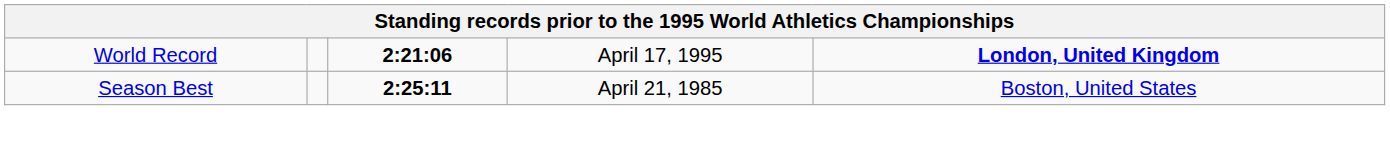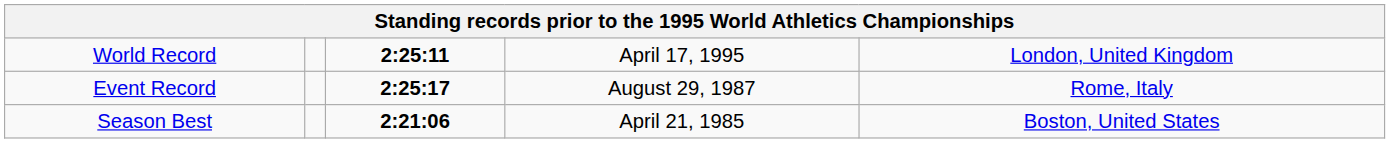(417, 54) 2:21:06 -> (415, 54) 2:25:11
(1099, 54) bold -> (1122, 54) normal
+ row: (155, 87)
(417, 87) 2:25:11 -> (415, 120) 2:21:06
